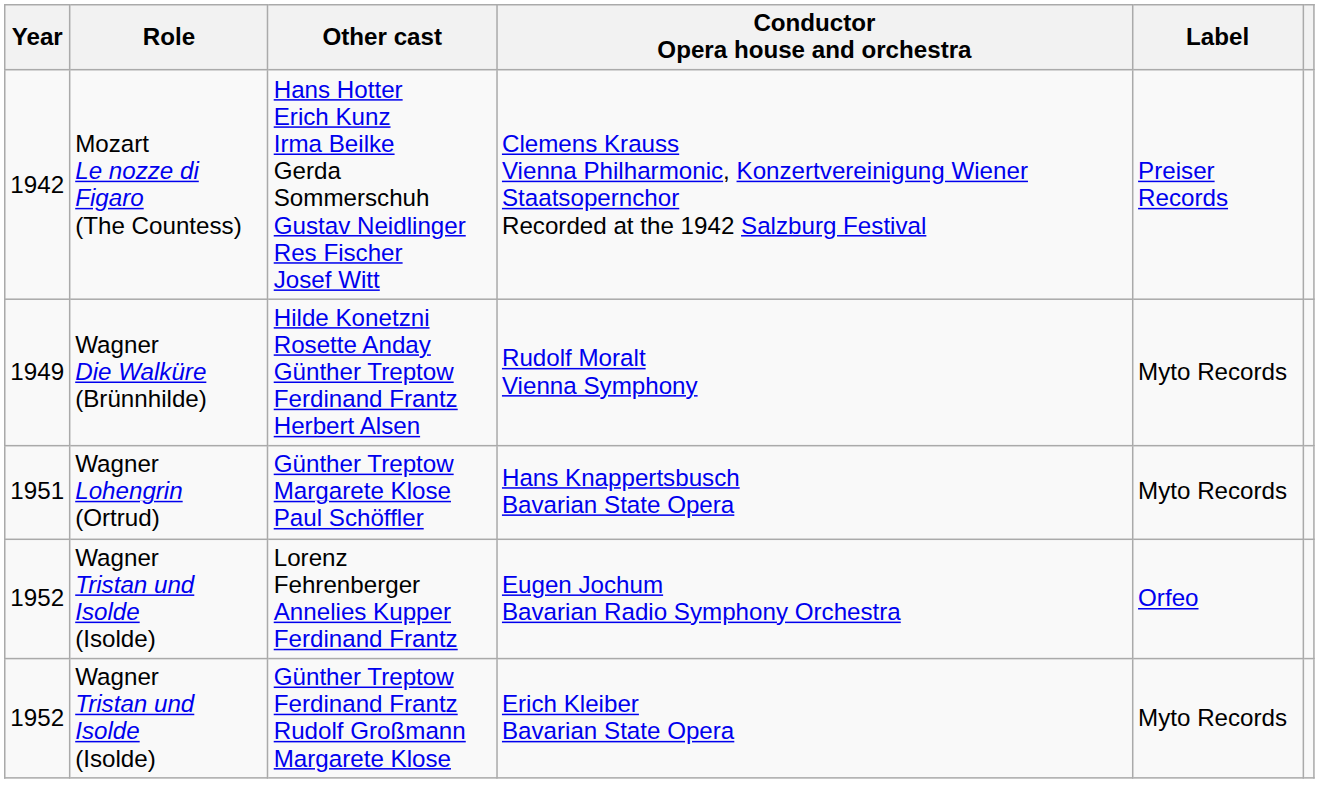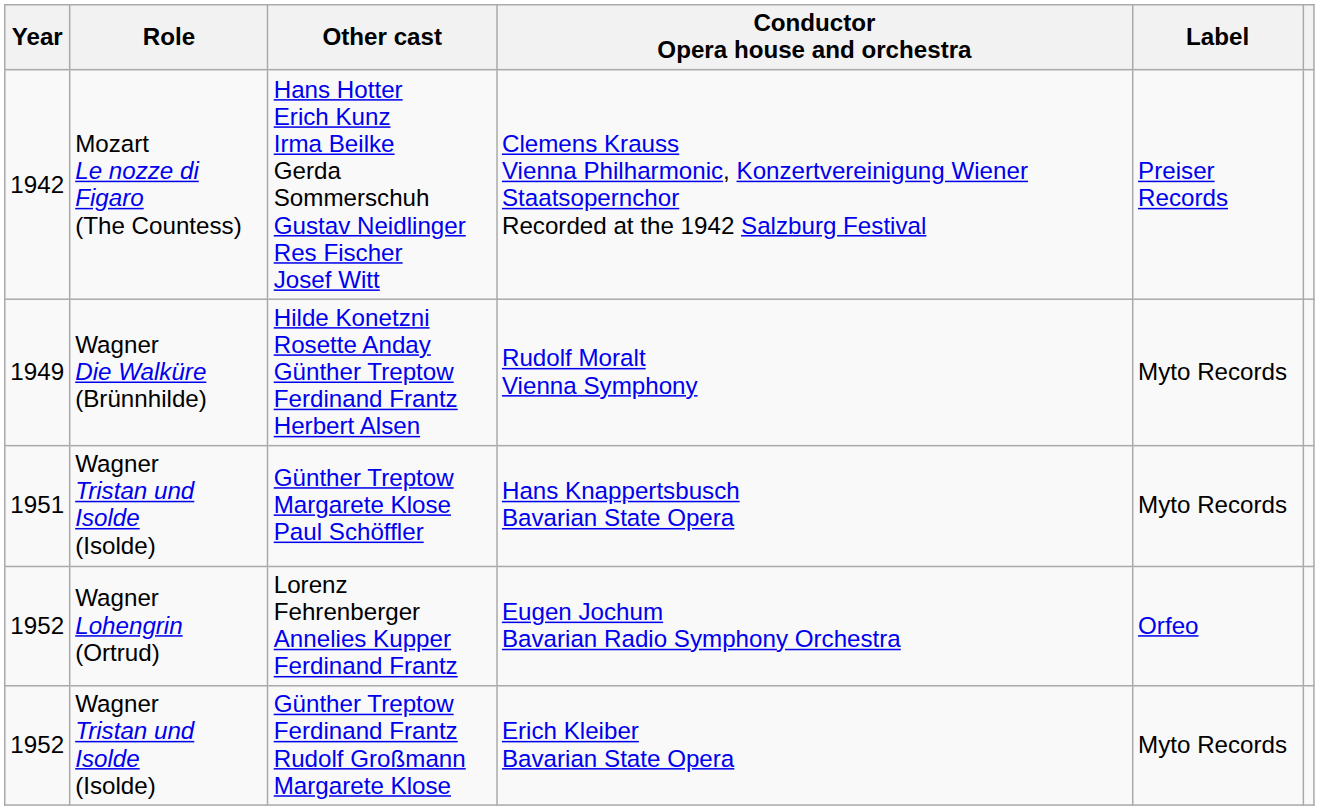(129, 491) Wagner Lohengrin (Ortrud) -> (135, 505) Wagner Tristan und Isolde (Isolde)
(135, 598) Wagner Tristan und Isolde (Isolde) -> (129, 625) Wagner Lohengrin (Ortrud)
